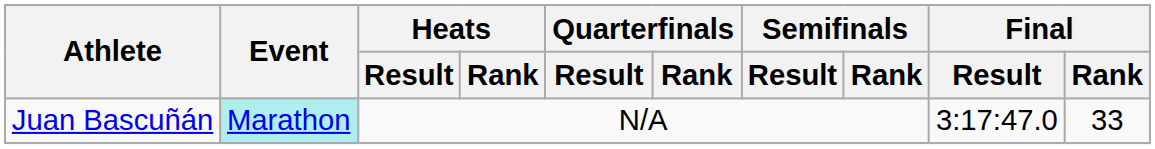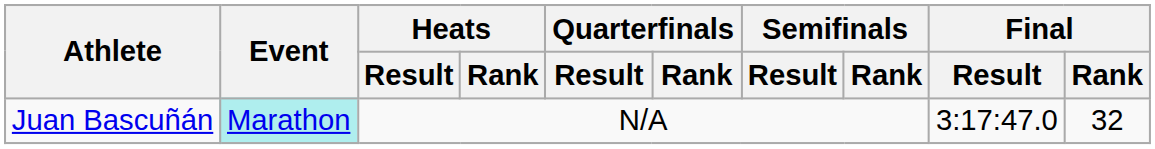(1107, 121) 33 -> (1107, 121) 32
